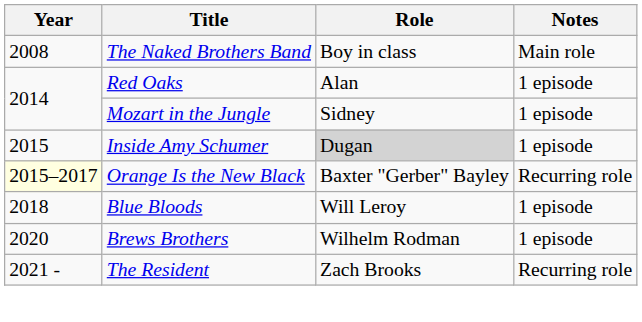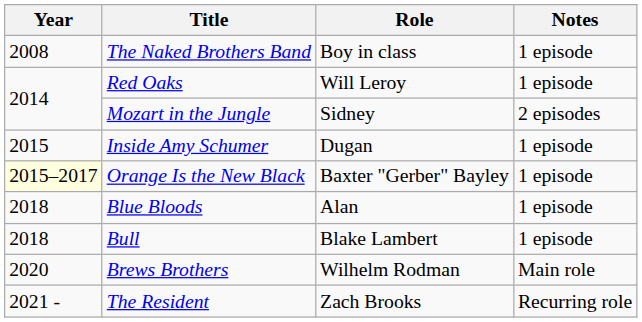(556, 51) Main role -> (555, 51) 1 episode
(339, 82) Alan -> (363, 82) Will Leroy
(555, 113) 1 episode -> (559, 113) 2 episodes
(346, 144) lightgrey background -> (346, 144) no background
(575, 176) Recurring role -> (555, 176) 1 episode
(363, 207) Will Leroy -> (339, 207) Alan
+ row: (123, 238)
(555, 238) 1 episode -> (556, 269) Main role
